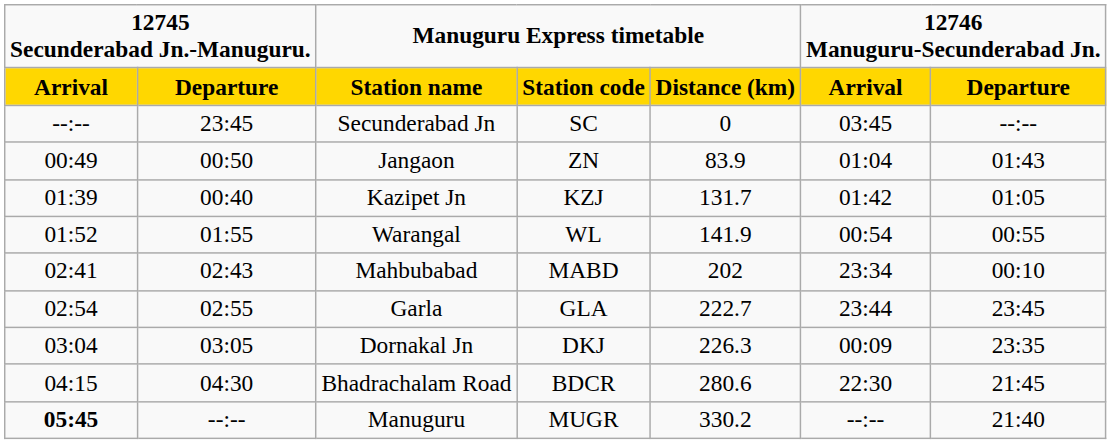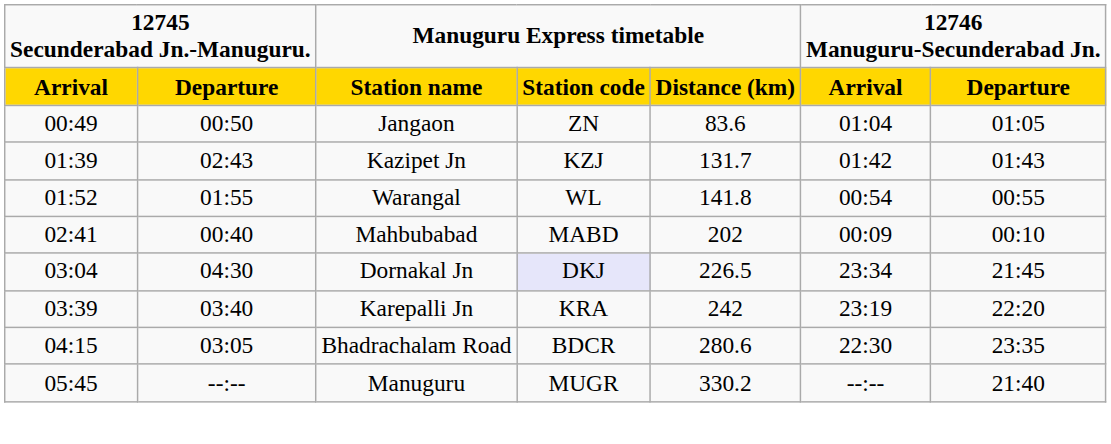- row: (416, 123)
(725, 160) 83.9 -> (725, 123) 83.6
(1018, 160) 01:43 -> (1018, 123) 01:05
(227, 197) 00:40 -> (227, 160) 02:43
(1018, 197) 01:05 -> (1018, 160) 01:43
(725, 234) 141.9 -> (725, 197) 141.8
(227, 271) 02:43 -> (227, 234) 00:40
(866, 271) 23:34 -> (866, 234) 00:09
- row: (416, 308)
(227, 345) 03:05 -> (227, 271) 04:30
(584, 345) no background -> (584, 271) lavender background
(725, 345) 226.3 -> (725, 271) 226.5
(866, 345) 00:09 -> (866, 271) 23:34
(1018, 345) 23:35 -> (1018, 271) 21:45
+ row: (416, 308)
(227, 382) 04:30 -> (227, 345) 03:05
(1018, 382) 21:45 -> (1018, 345) 23:35
(71, 419) bold -> (71, 382) normal
